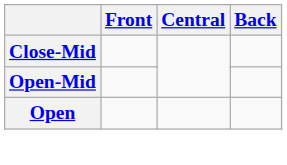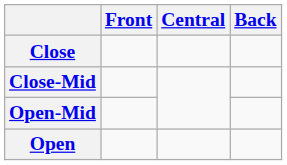+ row: (52, 50)
